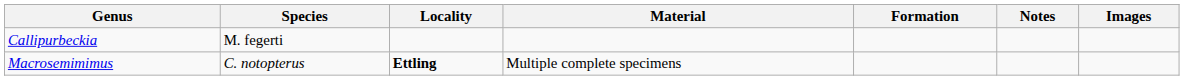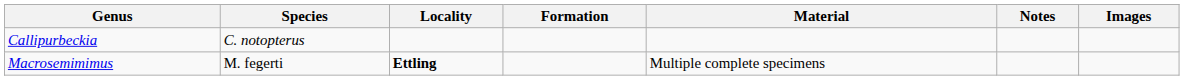columns swapped: (925, 16) <-> (678, 16)
(253, 39) M. fegerti -> (264, 39) C. notopterus
(264, 63) C. notopterus -> (253, 63) M. fegerti
